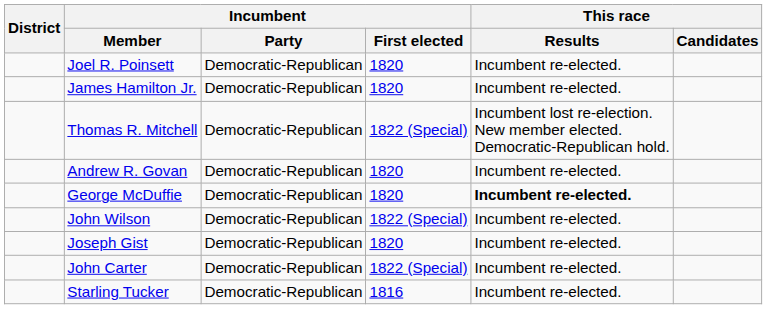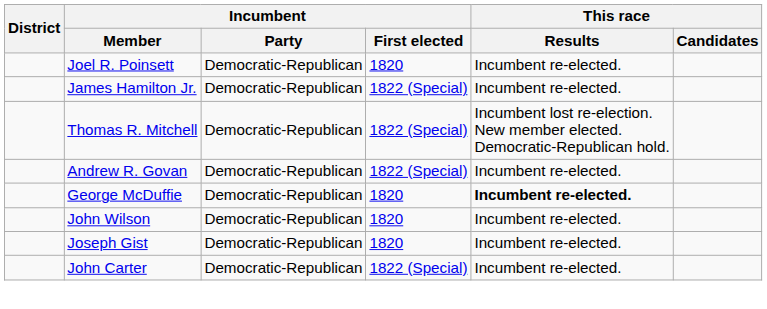(386, 88) 1820 -> (418, 88) 1822 (Special)
(386, 171) 1820 -> (418, 171) 1822 (Special)
(418, 219) 1822 (Special) -> (386, 219) 1820
- row: (118, 291)
